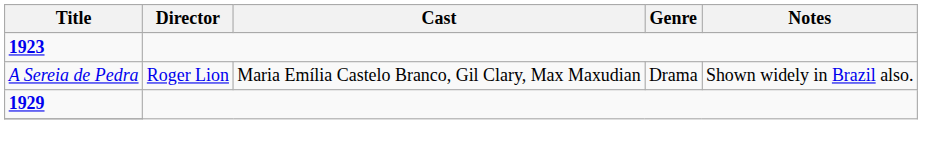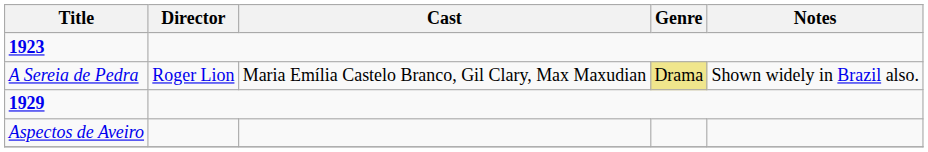(673, 75) no background -> (679, 75) khaki background
+ row: (76, 132)
